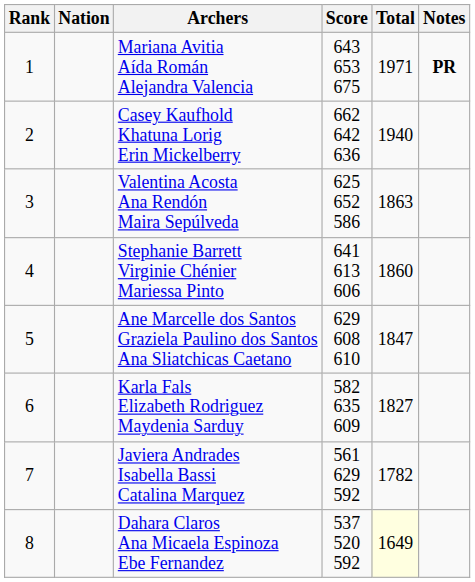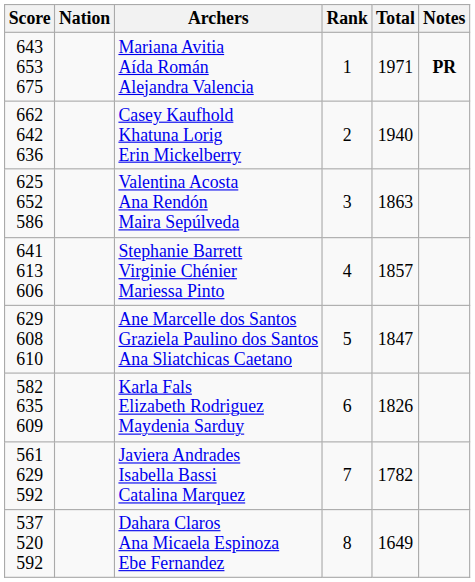columns swapped: (29, 18) <-> (347, 18)
(395, 271) 1860 -> (395, 271) 1857
(395, 407) 1827 -> (395, 407) 1826
(395, 543) lightyellow background -> (395, 543) no background
